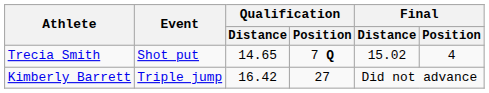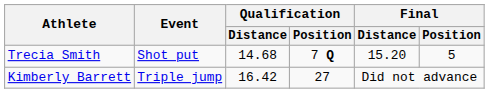(258, 56) 14.65 -> (258, 56) 14.68
(387, 56) 15.02 -> (387, 56) 15.20
(452, 56) 4 -> (452, 56) 5
